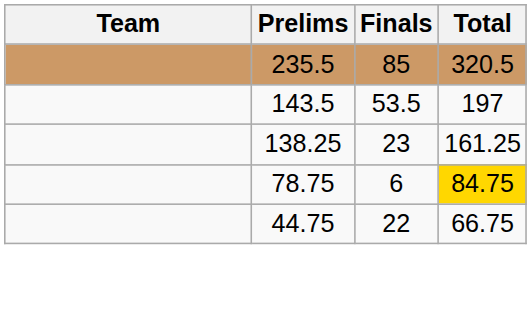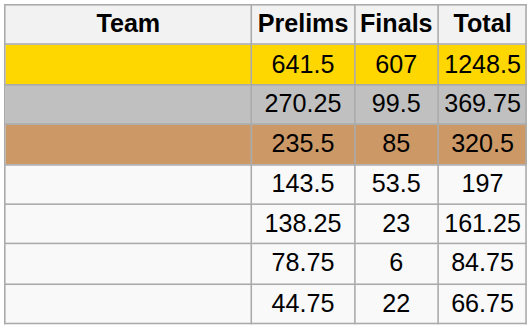+ row: (303, 64)
+ row: (303, 104)
(483, 183) gold background -> (483, 263) no background
